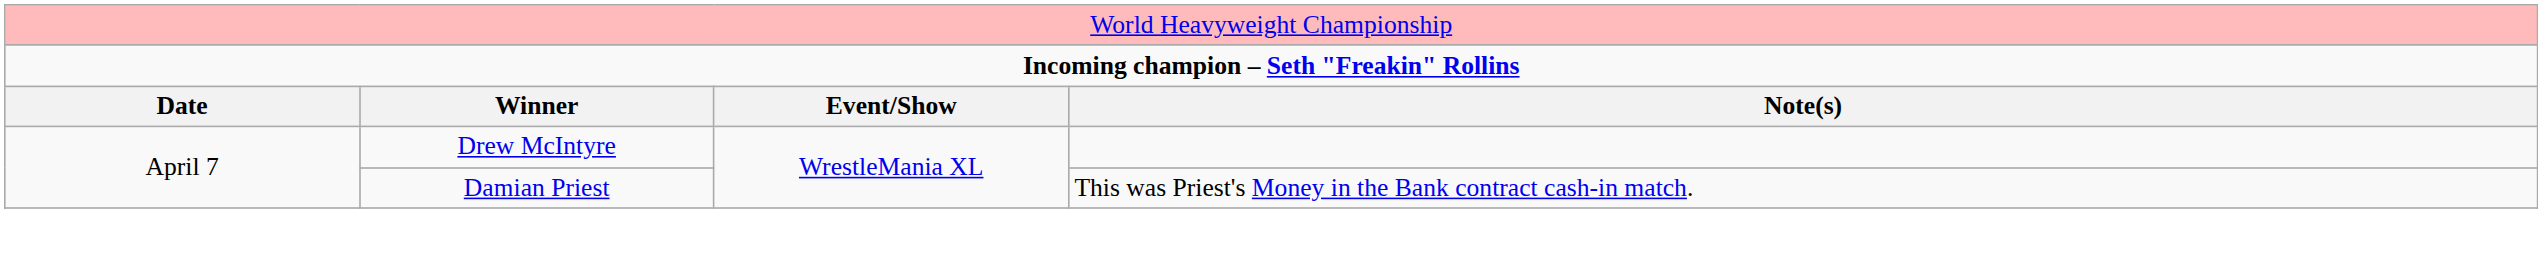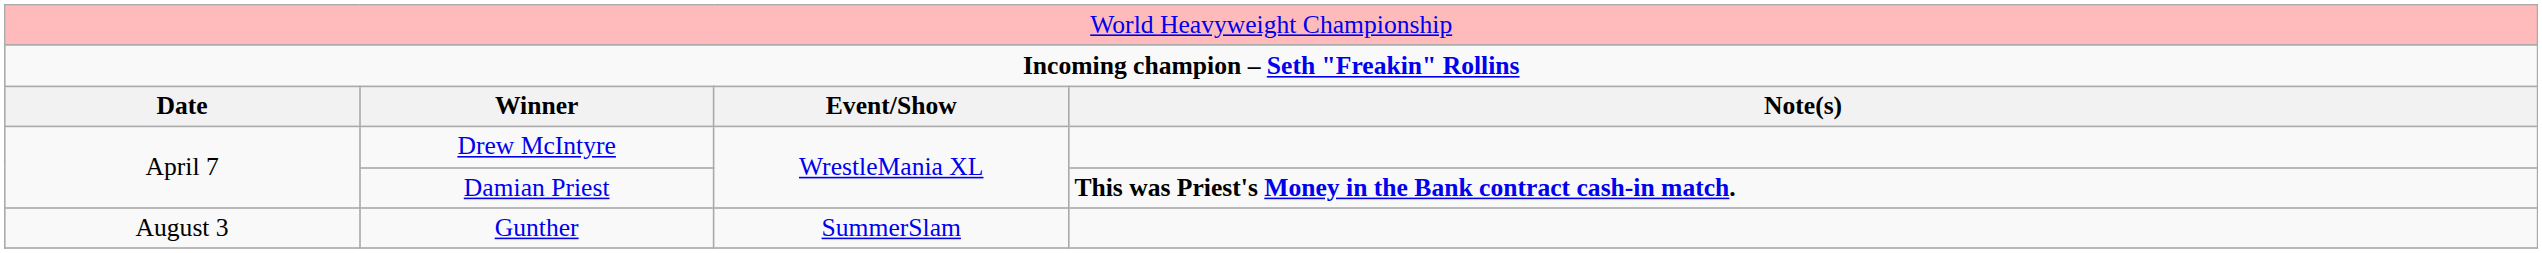(1384, 187) normal -> (1405, 187) bold
+ row: (537, 227)
